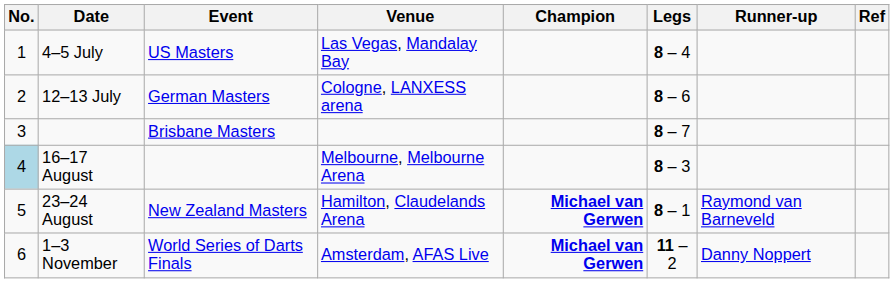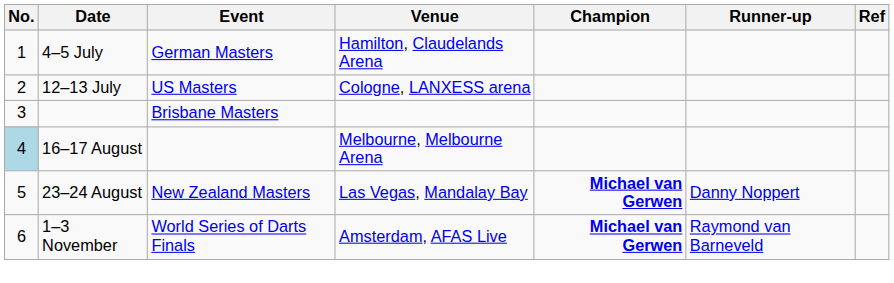- column: (672, 17)
(191, 52) US Masters -> (212, 52) German Masters
(399, 52) Las Vegas, Mandalay Bay -> (421, 52) Hamilton, Claudelands Arena
(209, 96) German Masters -> (194, 87) US Masters
(403, 211) Hamilton, Claudelands Arena -> (433, 192) Las Vegas, Mandalay Bay
(751, 211) Raymond van Barneveld -> (745, 192) Danny Noppert
(756, 255) Danny Noppert -> (740, 236) Raymond van Barneveld
